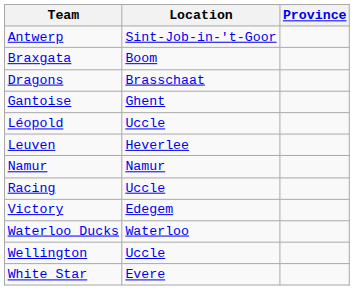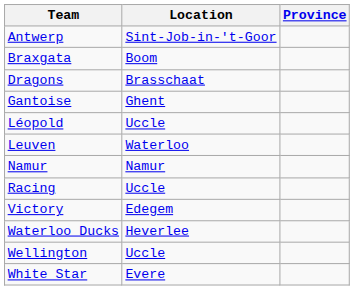(157, 145) Heverlee -> (157, 145) Waterloo
(157, 231) Waterloo -> (157, 231) Heverlee
